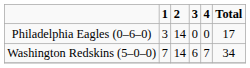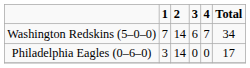rows swapped: (82, 53) <-> (82, 33)
